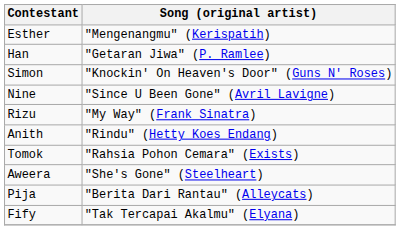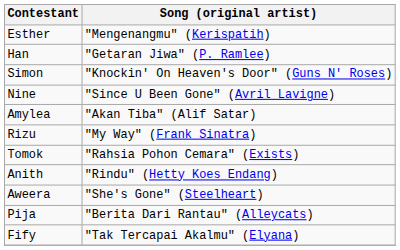+ row: (29, 114)
rows swapped: (25, 135) <-> (25, 155)
